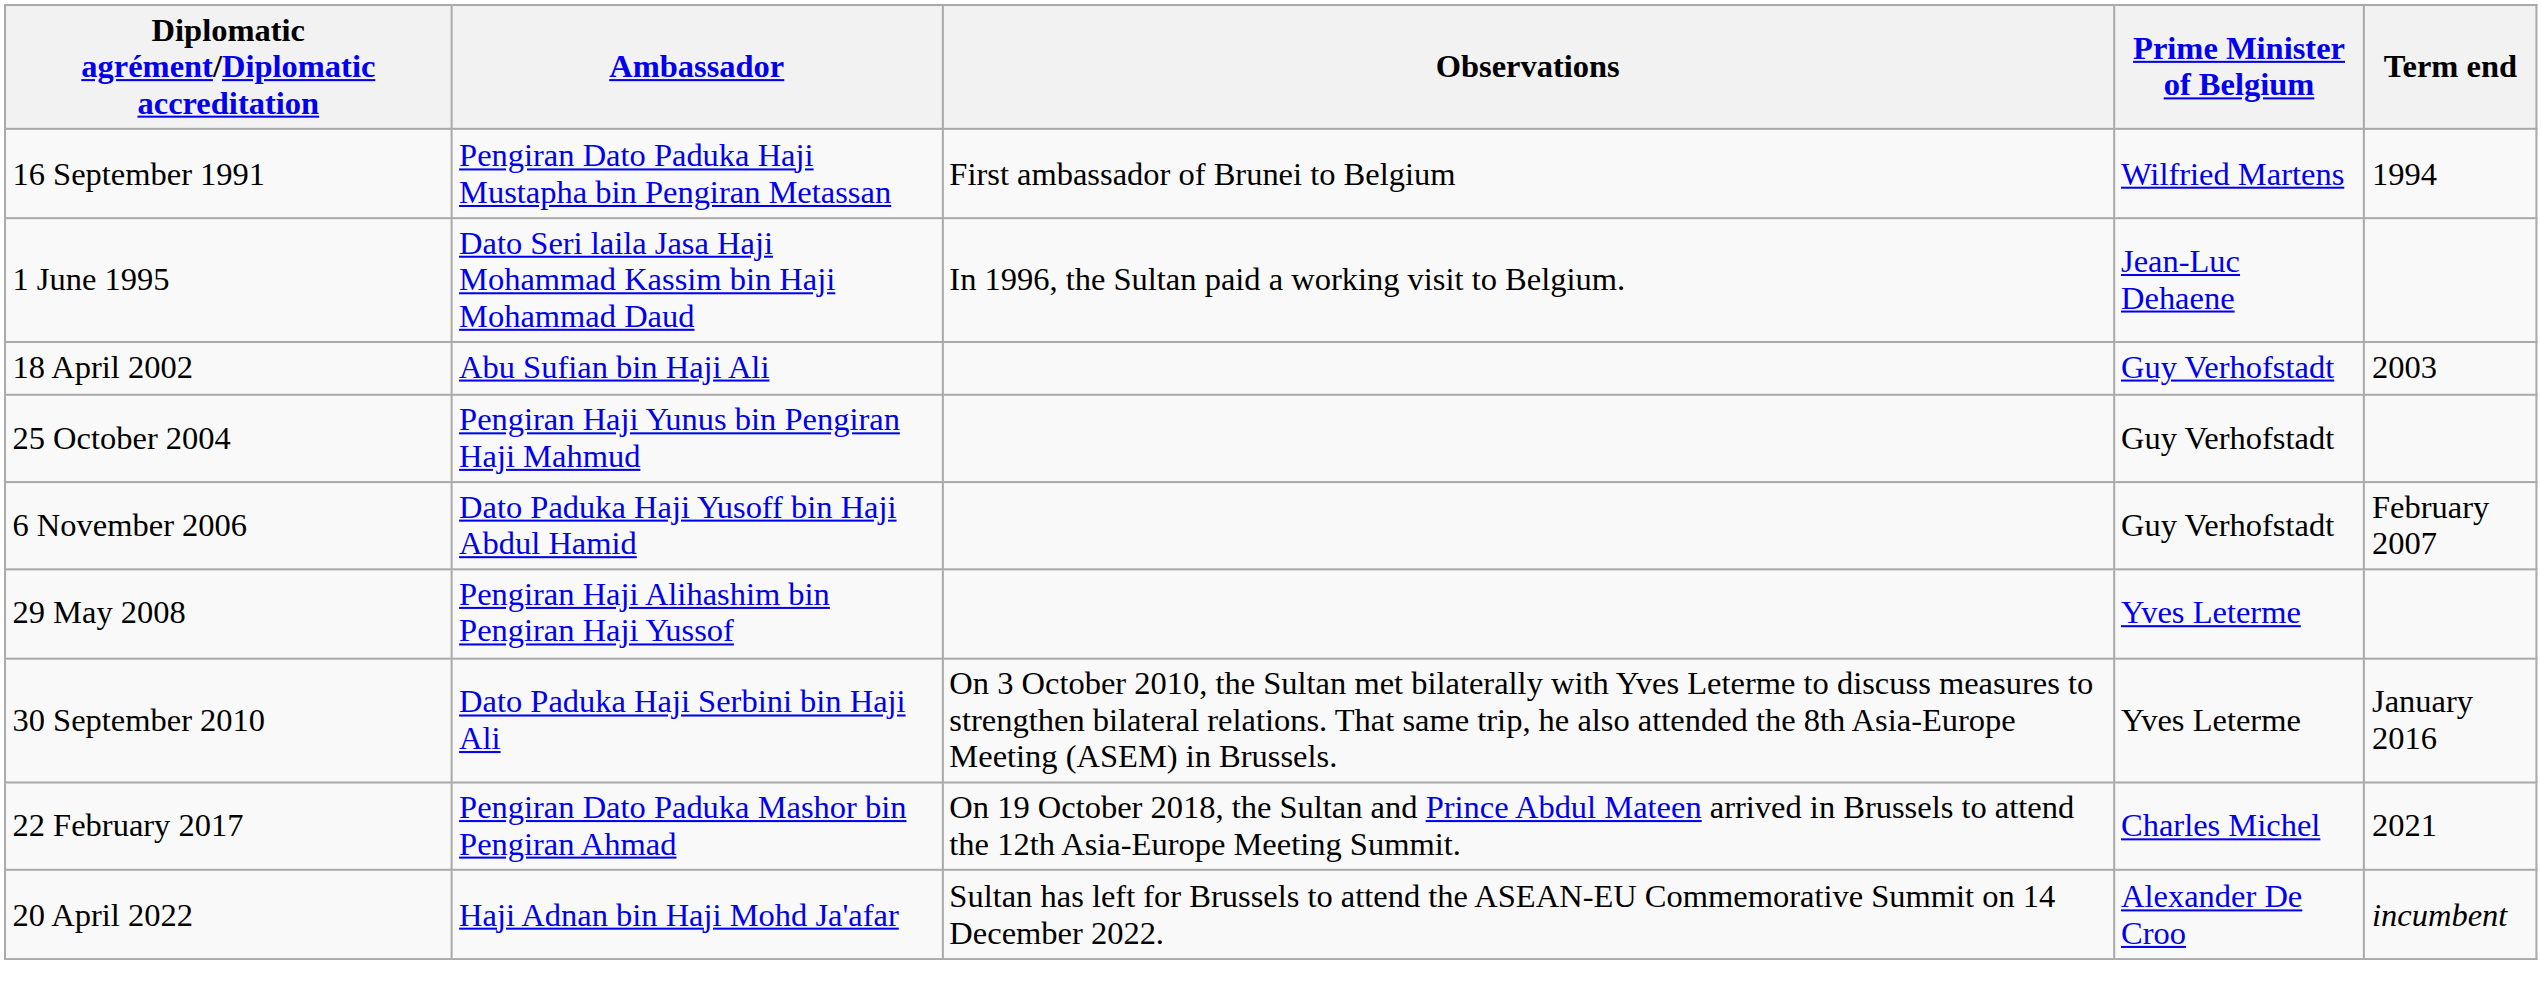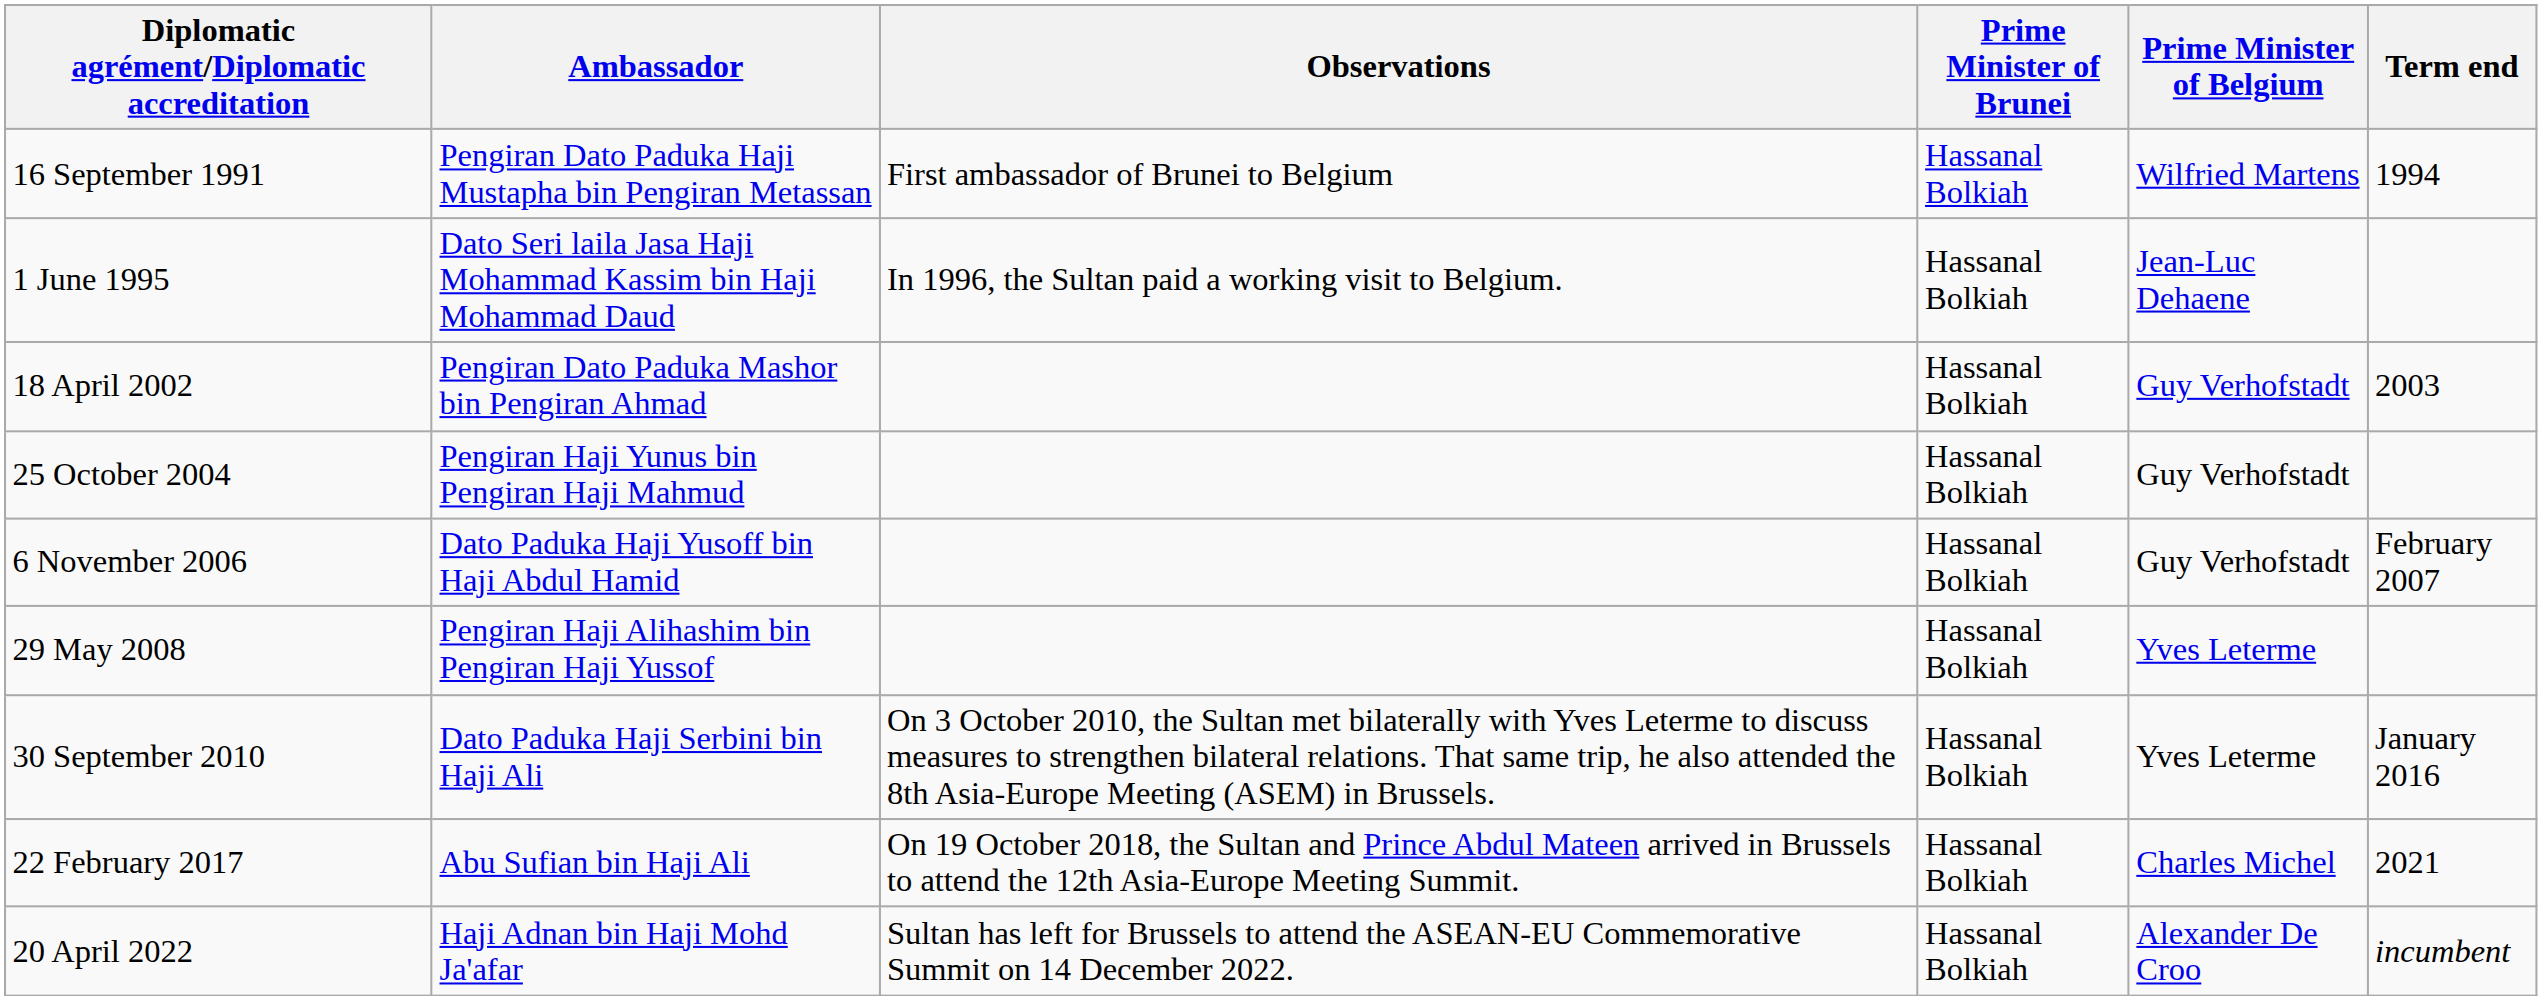+ column: (2023, 66)
(614, 367) Abu Sufian bin Haji Ali -> (638, 385) Pengiran Dato Paduka Mashor bin Pengiran Ahmad
(683, 826) Pengiran Dato Paduka Mashor bin Pengiran Ahmad -> (595, 862) Abu Sufian bin Haji Ali
